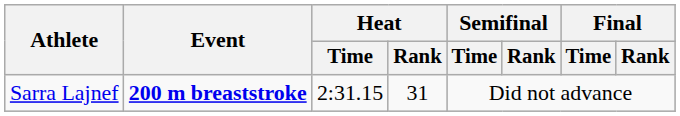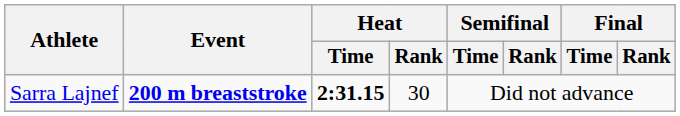(350, 93) normal -> (351, 93) bold
(417, 93) 31 -> (419, 93) 30
